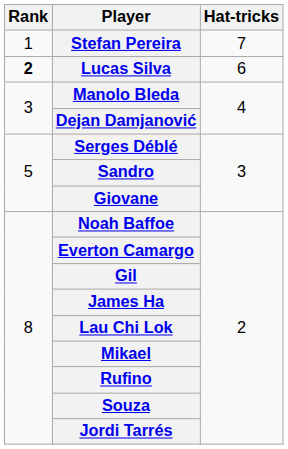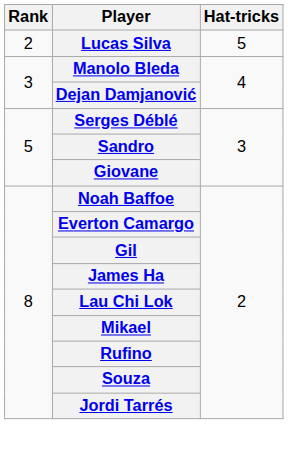- row: (126, 43)
(28, 69) bold -> (28, 43) normal
(241, 69) 6 -> (241, 43) 5
